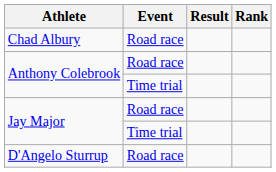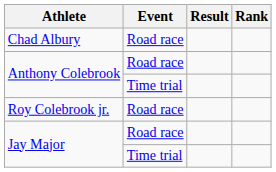+ row: (59, 109)
- row: (58, 156)
